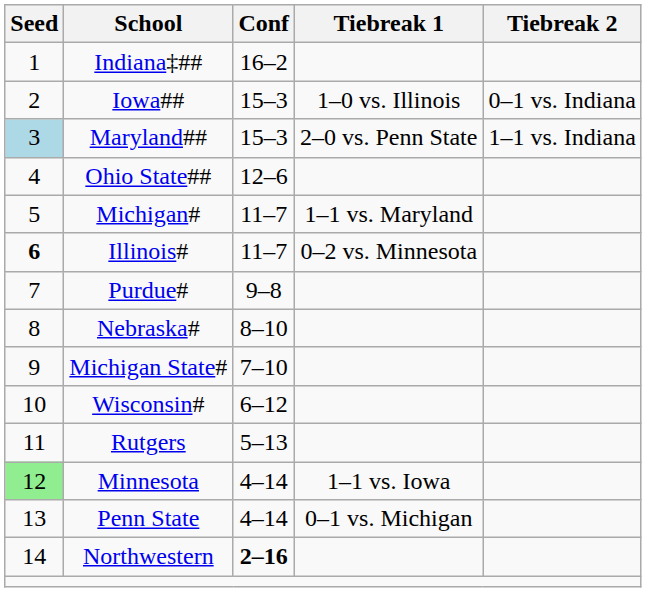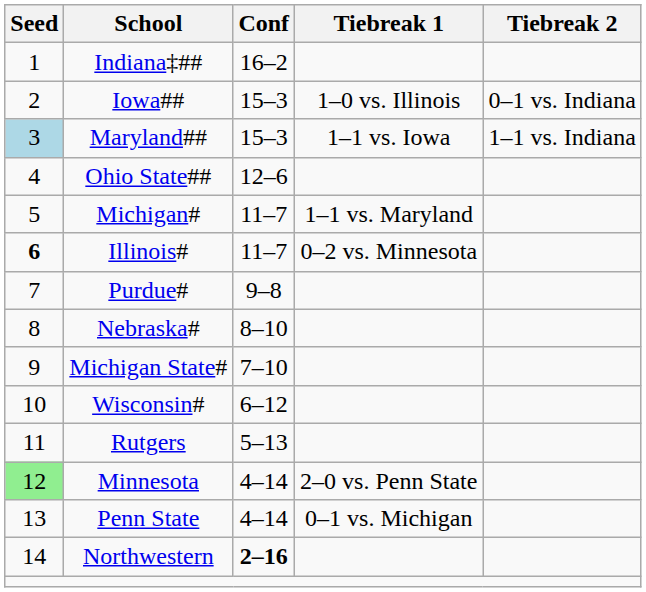(389, 137) 2–0 vs. Penn State -> (389, 137) 1–1 vs. Iowa
(389, 480) 1–1 vs. Iowa -> (389, 480) 2–0 vs. Penn State
